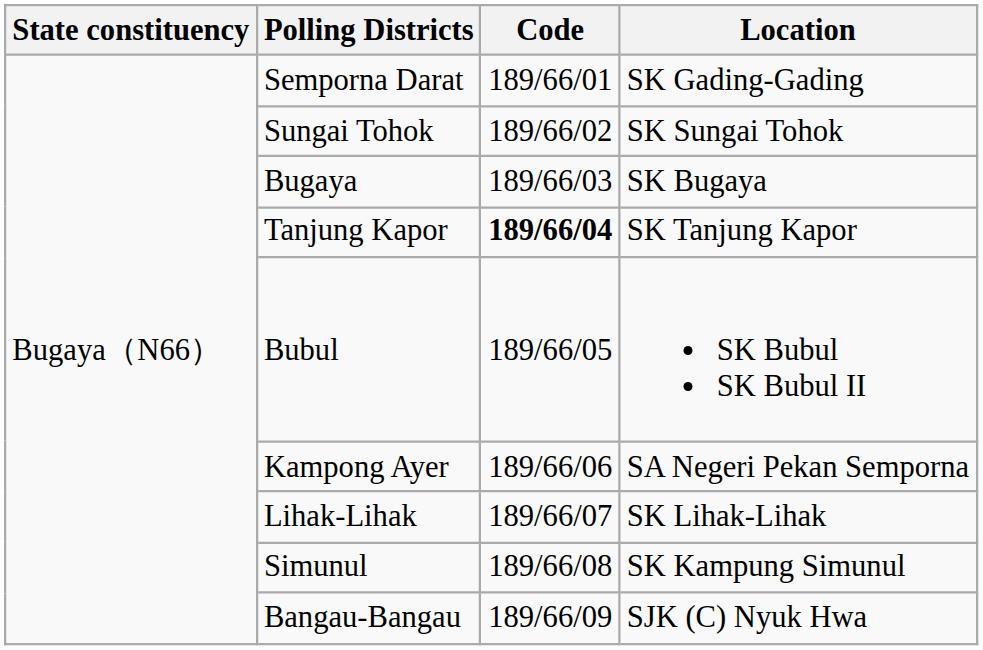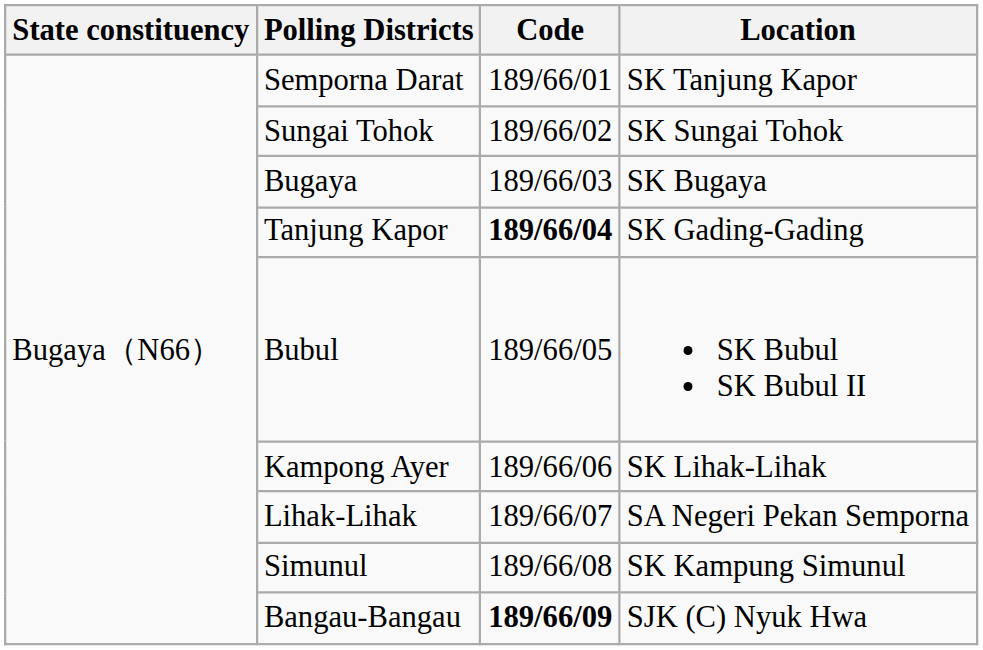(745, 79) SK Gading-Gading -> (742, 79) SK Tanjung Kapor
(742, 231) SK Tanjung Kapor -> (745, 231) SK Gading-Gading
(798, 465) SA Negeri Pekan Semporna -> (727, 465) SK Lihak-Lihak
(727, 515) SK Lihak-Lihak -> (798, 515) SA Negeri Pekan Semporna
(550, 616) normal -> (550, 616) bold
